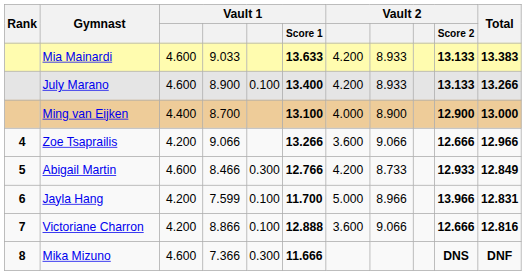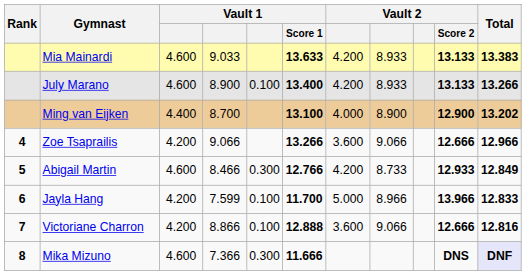(500, 114) 13.000 -> (500, 114) 13.202
(500, 199) 12.831 -> (500, 199) 12.833
(500, 256) no background -> (500, 256) lavender background
